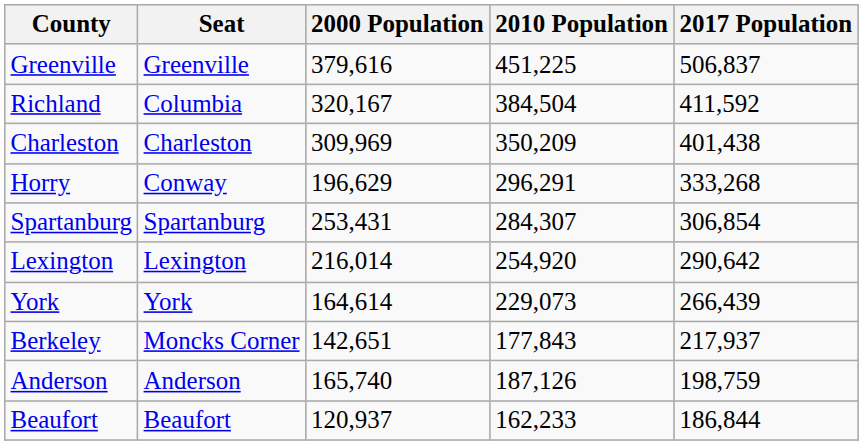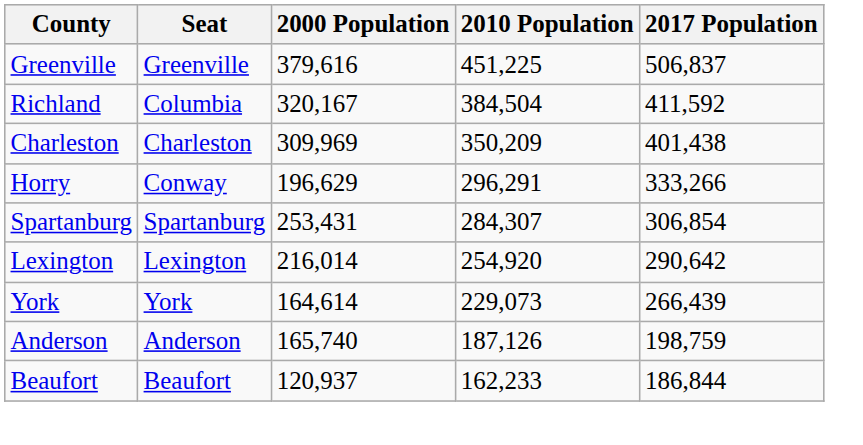(720, 182) 333,268 -> (686, 182) 333,266
- row: (56, 340)
